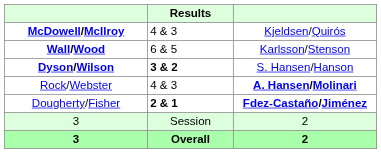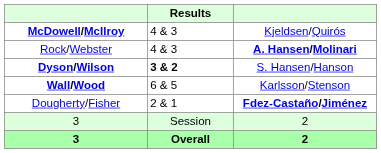rows swapped: (76, 49) <-> (76, 85)
(164, 103) bold -> (164, 103) normal
